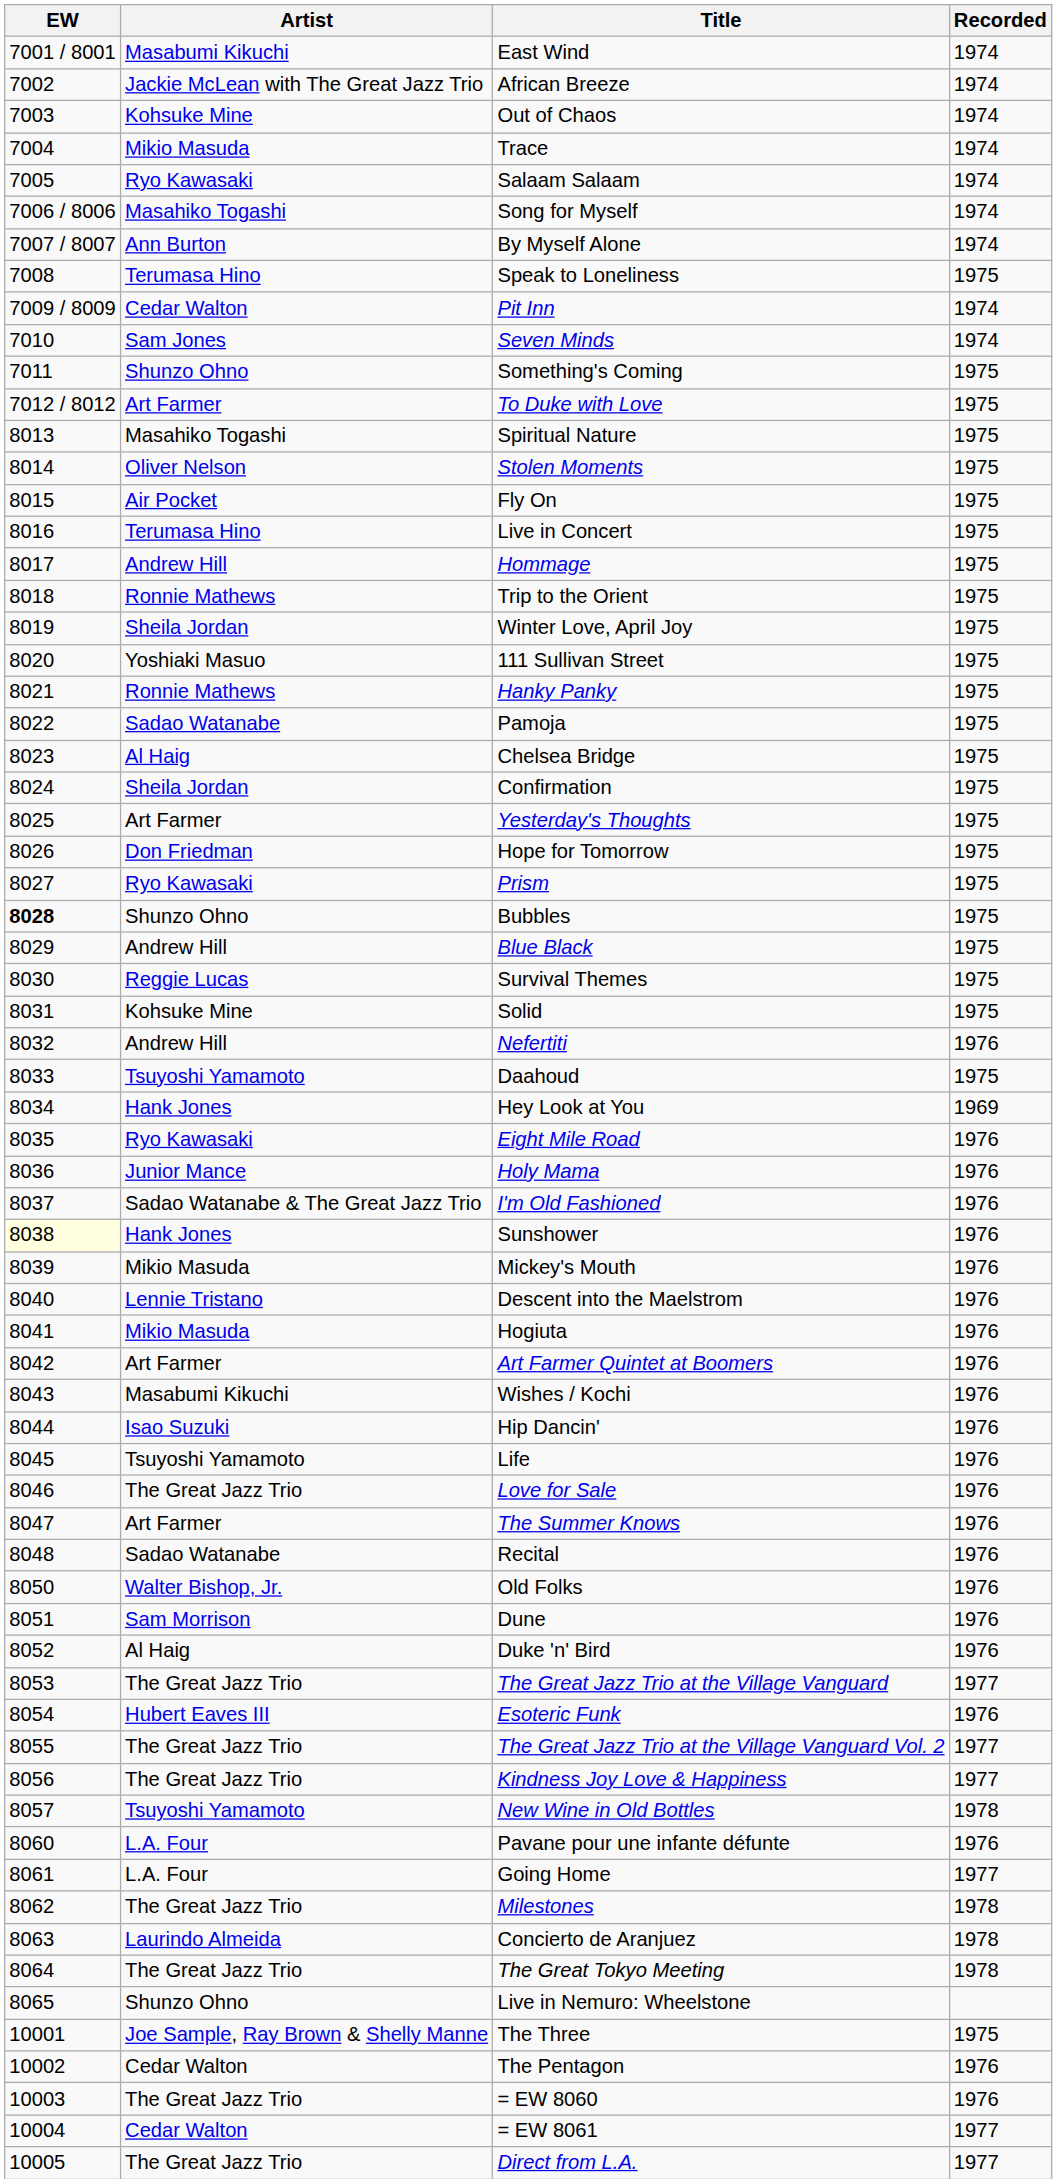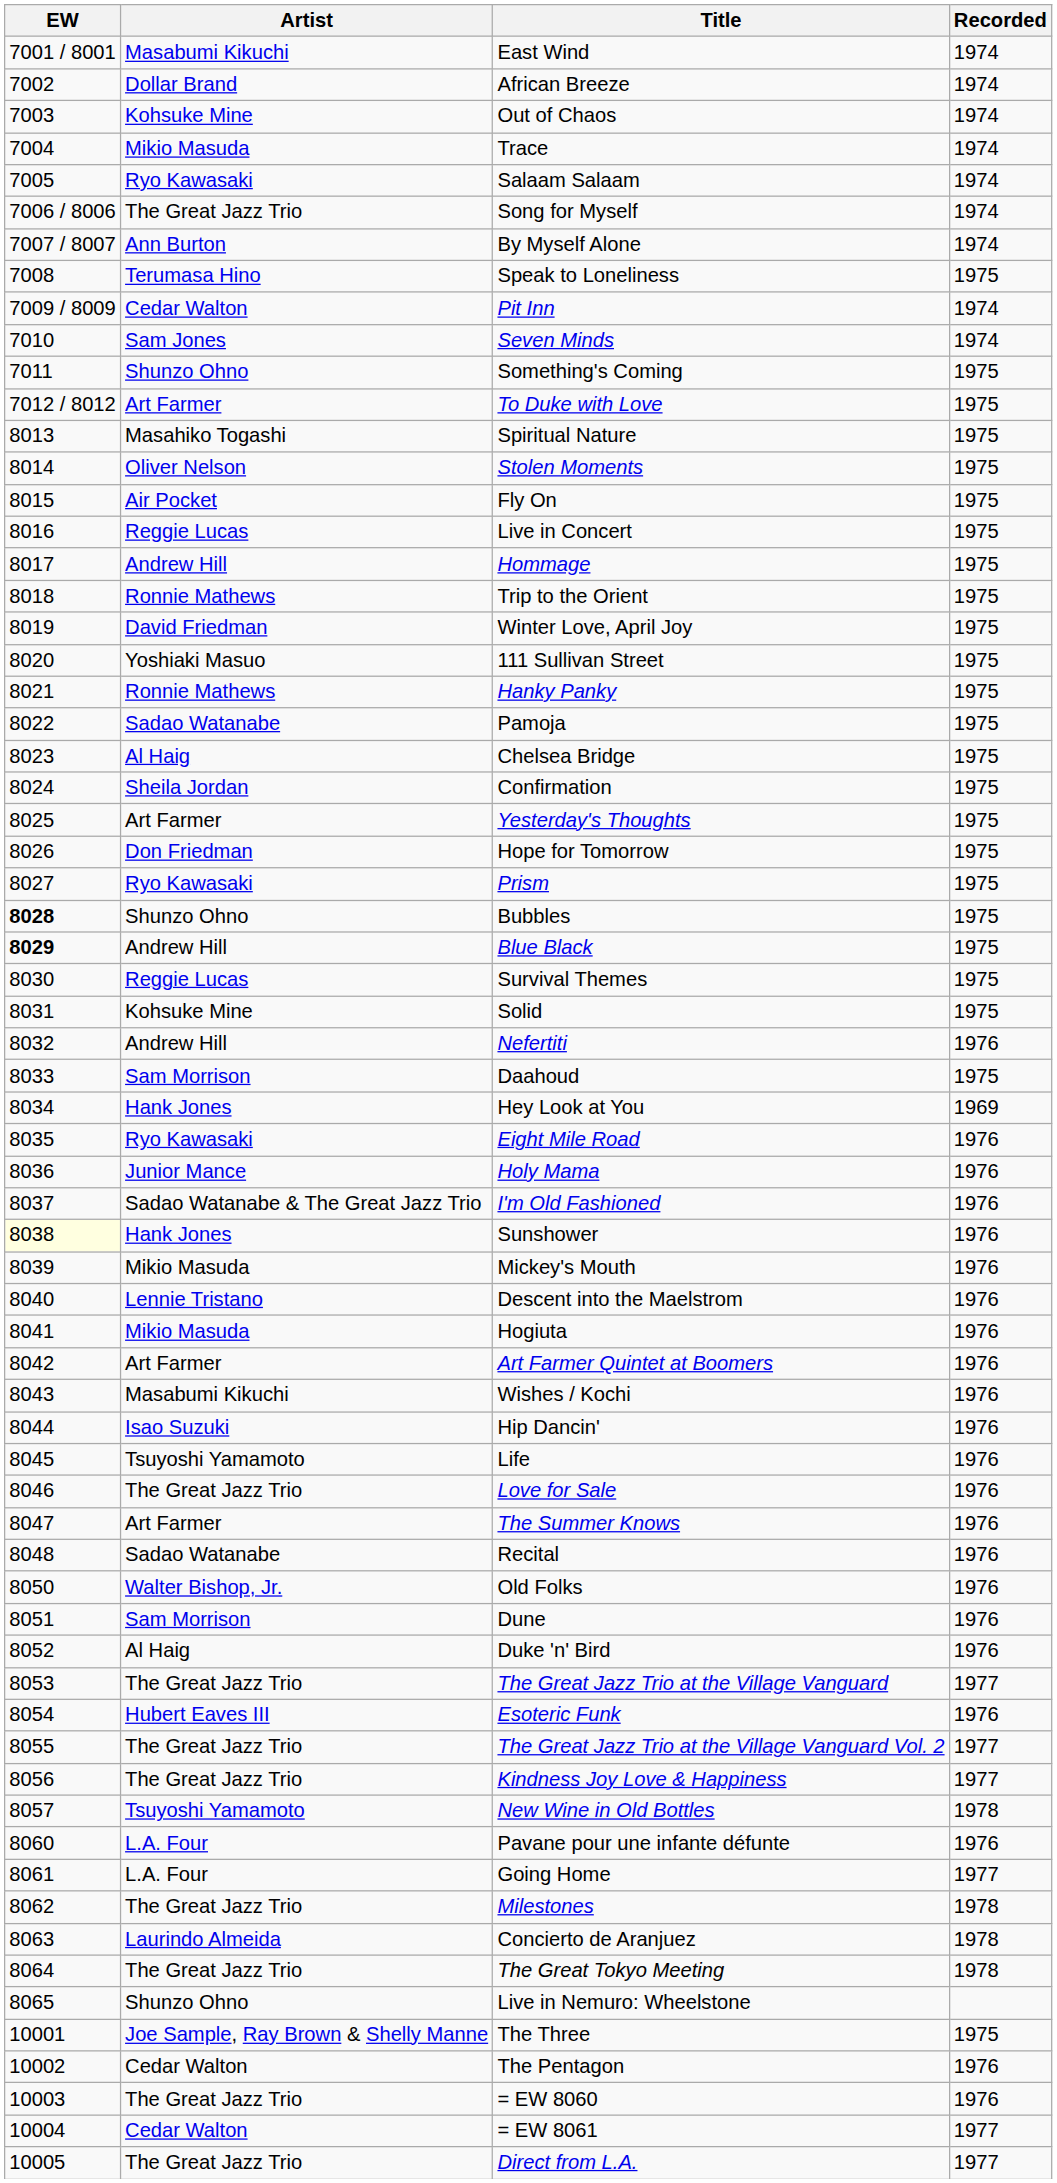(304, 84) Jackie McLean with The Great Jazz Trio -> (181, 84) Dollar Brand
(206, 212) Masahiko Togashi -> (214, 212) The Great Jazz Trio
(193, 532) Terumasa Hino -> (187, 532) Reggie Lucas
(187, 627) Sheila Jordan -> (196, 627) David Friedman
(32, 947) normal -> (32, 947) bold
(215, 1075) Tsuyoshi Yamamoto -> (188, 1075) Sam Morrison
